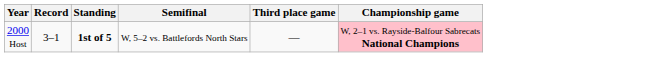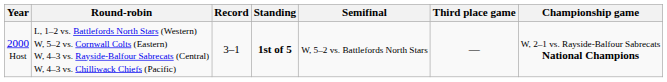+ column: (122, 13)
(410, 37) pink background -> (591, 50) no background
